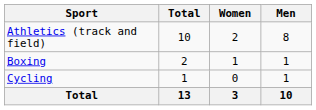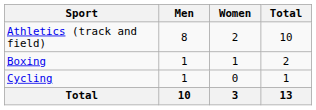columns swapped: (286, 13) <-> (184, 13)
